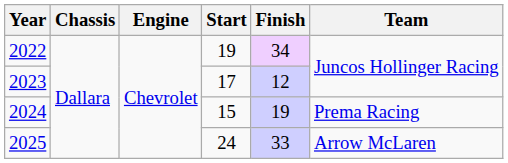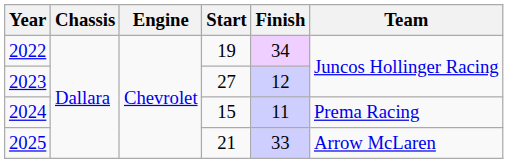(227, 81) 17 -> (227, 81) 27
(280, 112) 19 -> (280, 112) 11
(227, 143) 24 -> (227, 143) 21
